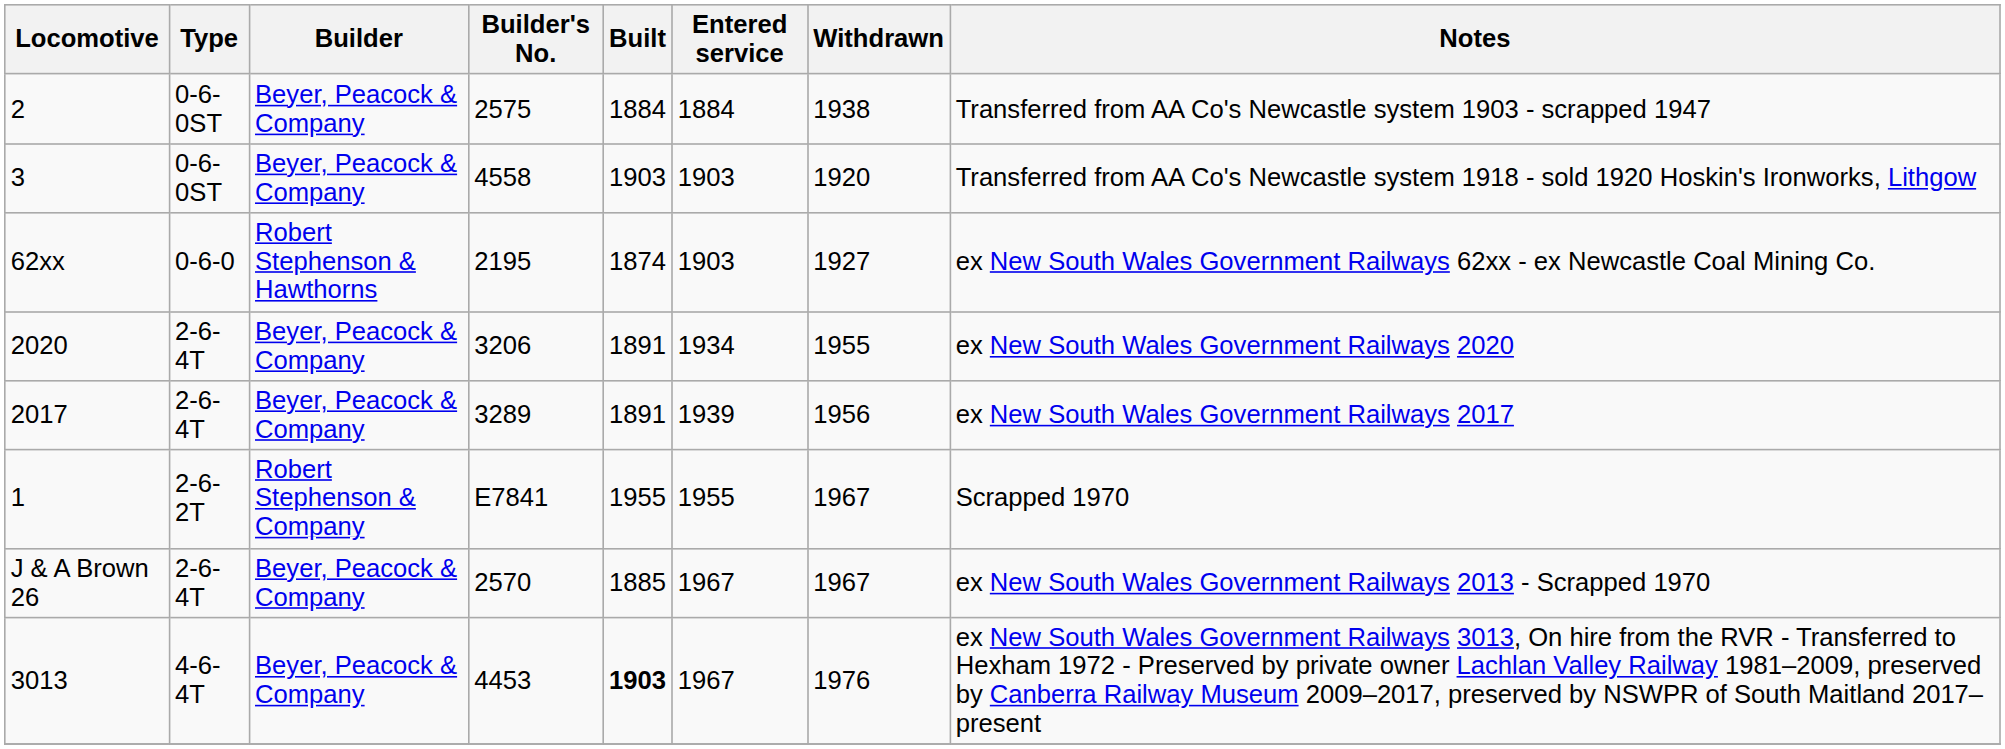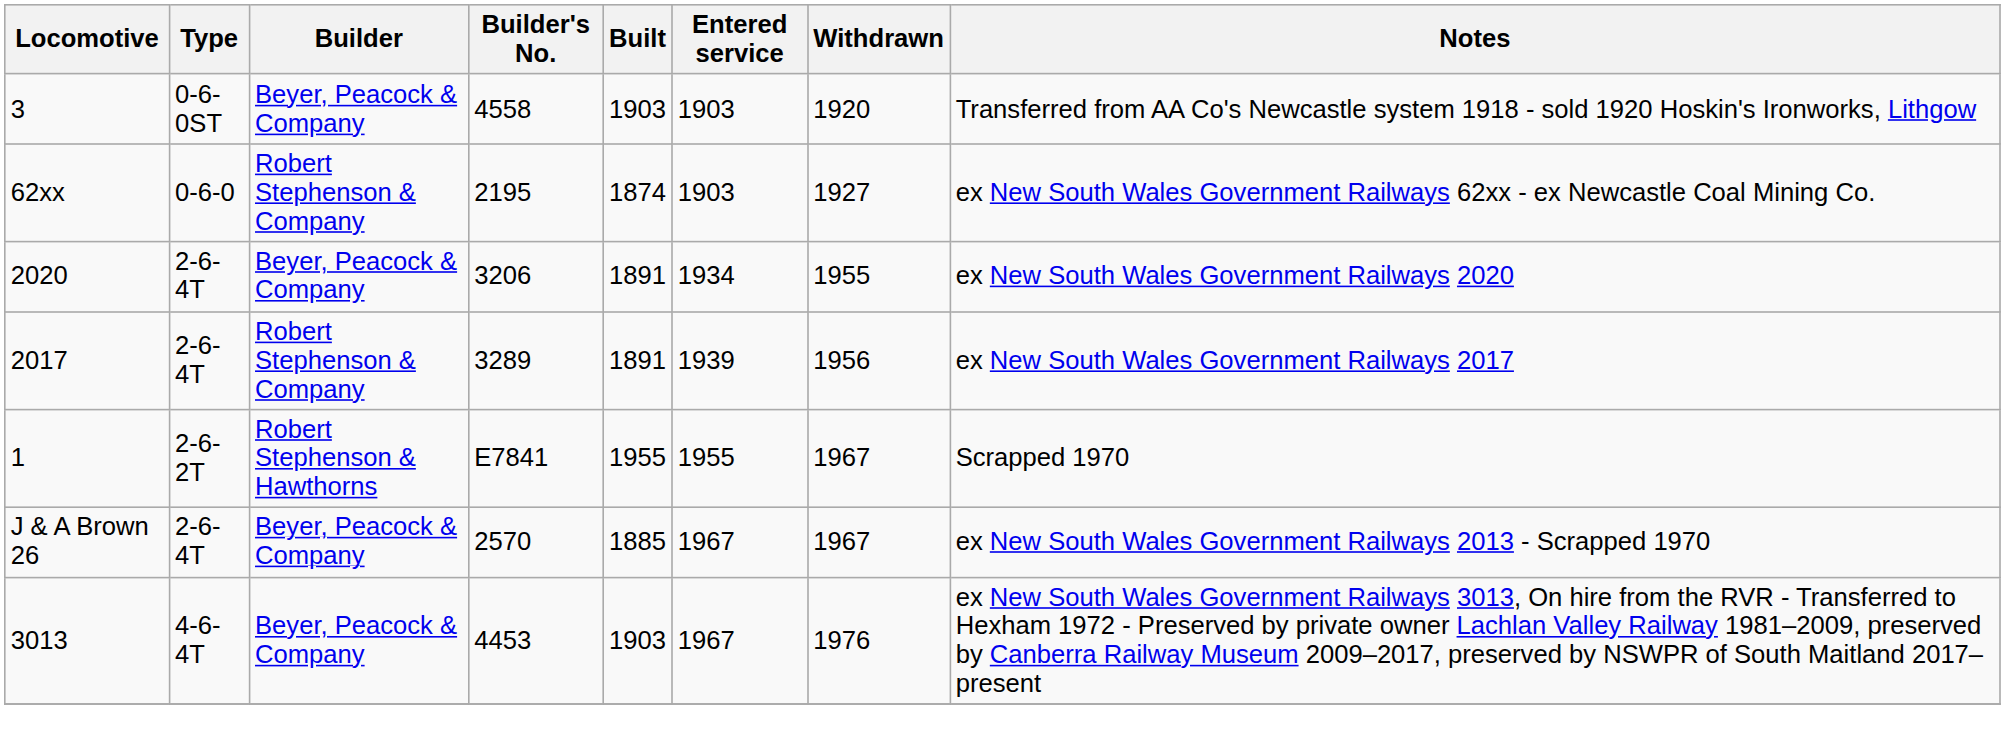- row: (18, 108)
(335, 261) Robert Stephenson & Hawthorns -> (335, 192) Robert Stephenson & Company
(356, 414) Beyer, Peacock & Company -> (335, 360) Robert Stephenson & Company
(335, 498) Robert Stephenson & Company -> (335, 458) Robert Stephenson & Hawthorns
(637, 680) bold -> (637, 640) normal
